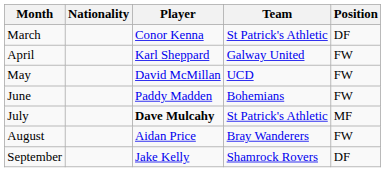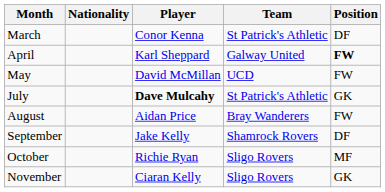(343, 55) normal -> (344, 55) bold
- row: (19, 95)
(343, 116) MF -> (343, 95) GK
+ row: (28, 156)
+ row: (34, 177)
